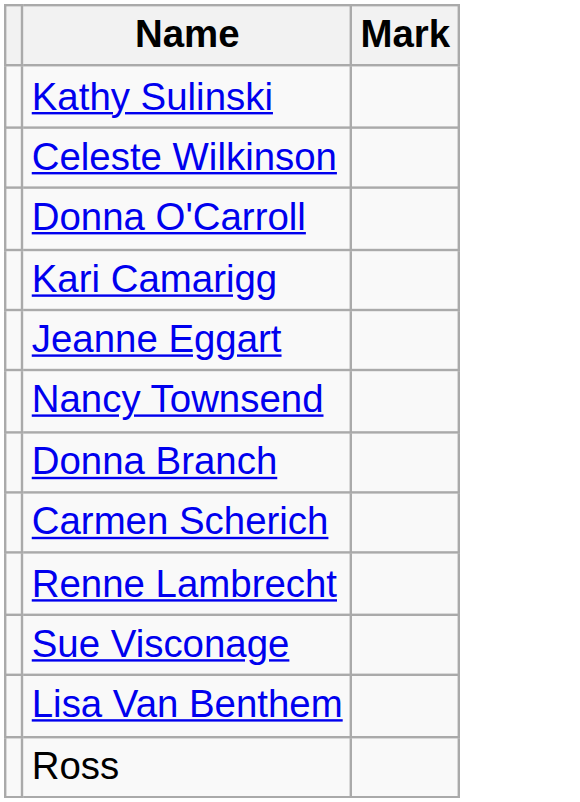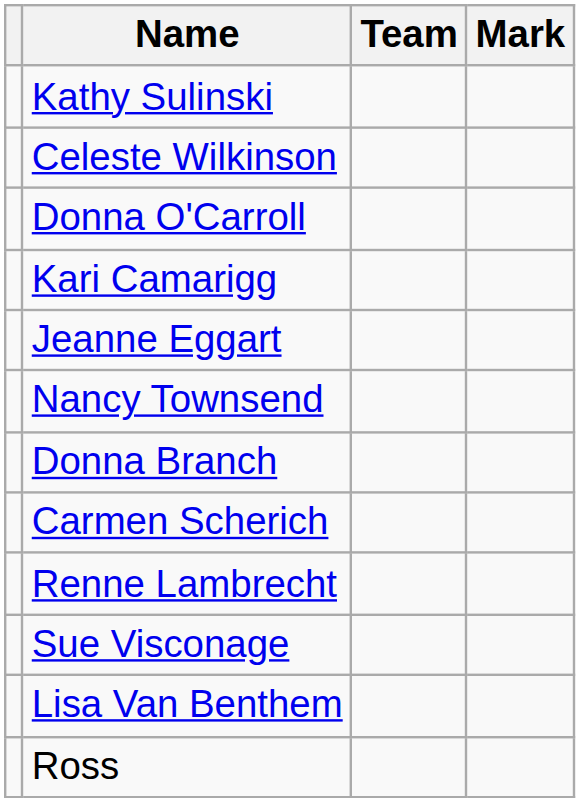+ column: (409, 34)
